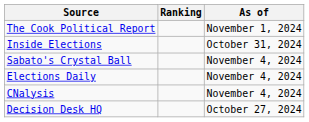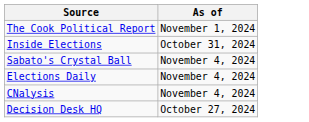- column: (181, 12)
